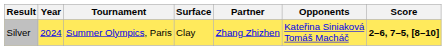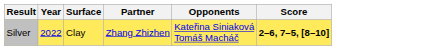- column: (119, 12)
(51, 32) 2024 -> (51, 32) 2022
